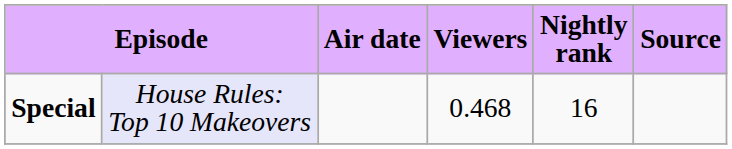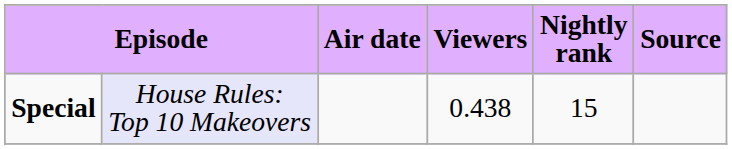(480, 107) 0.468 -> (480, 107) 0.438
(584, 107) 16 -> (584, 107) 15
